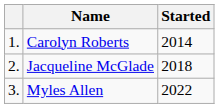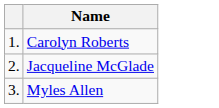- column: (186, 16)
